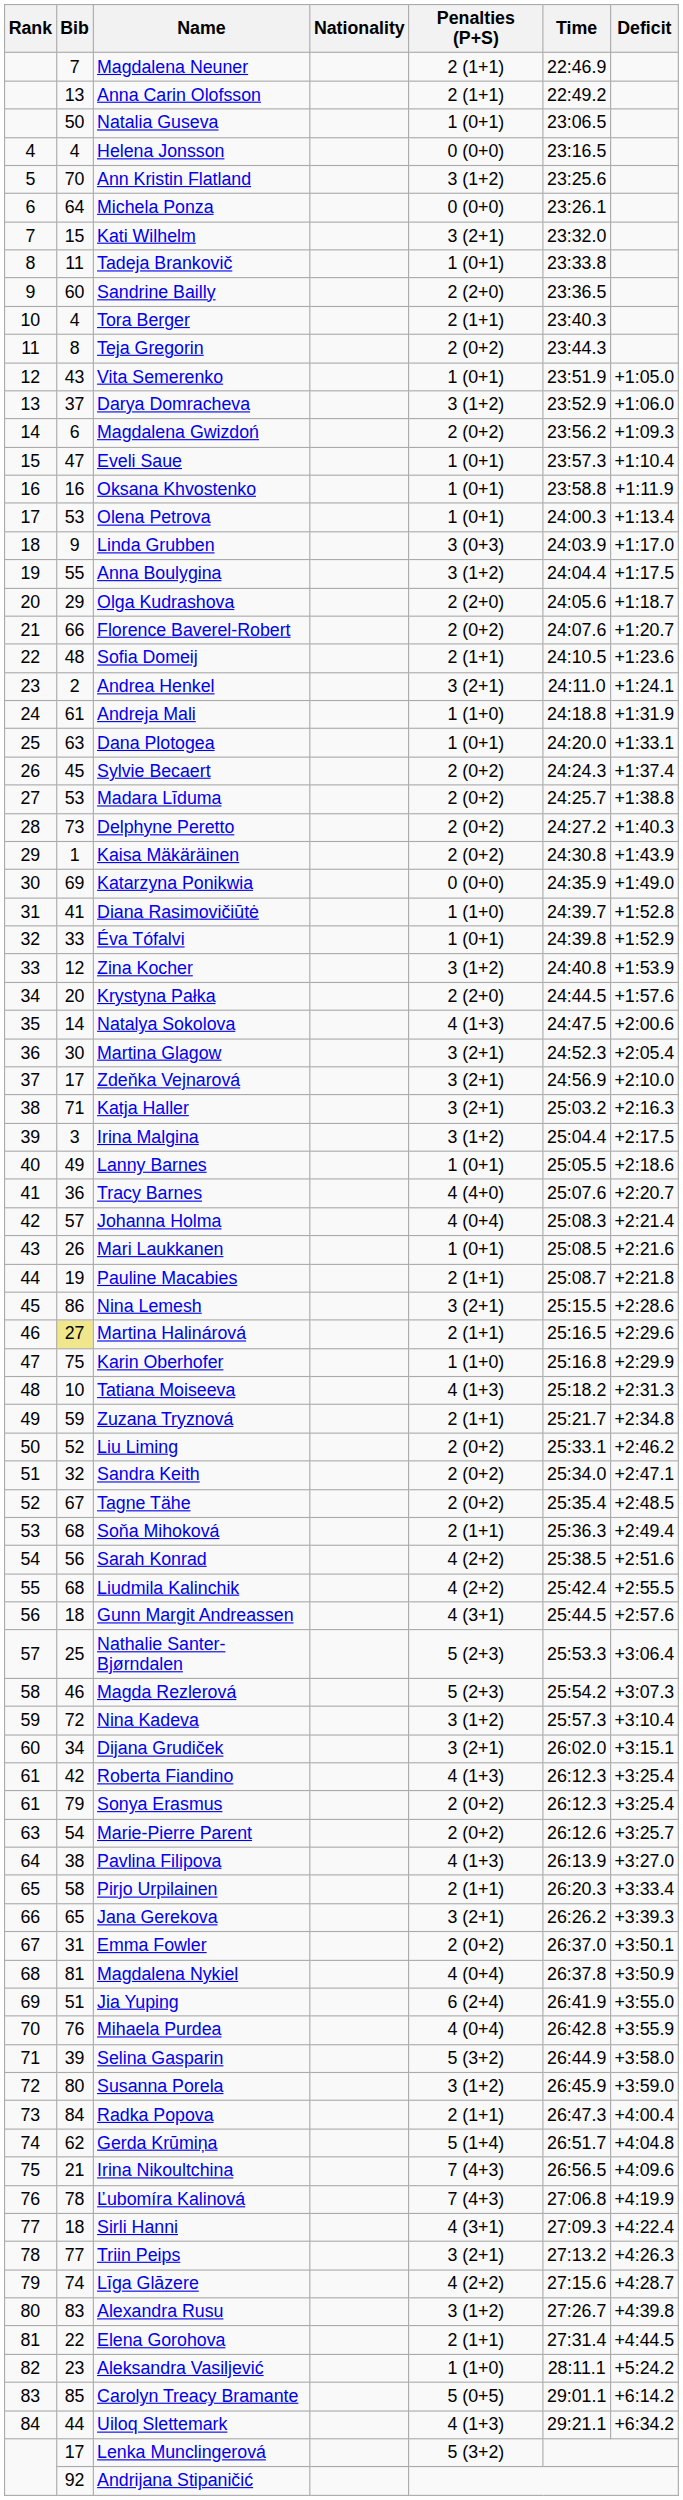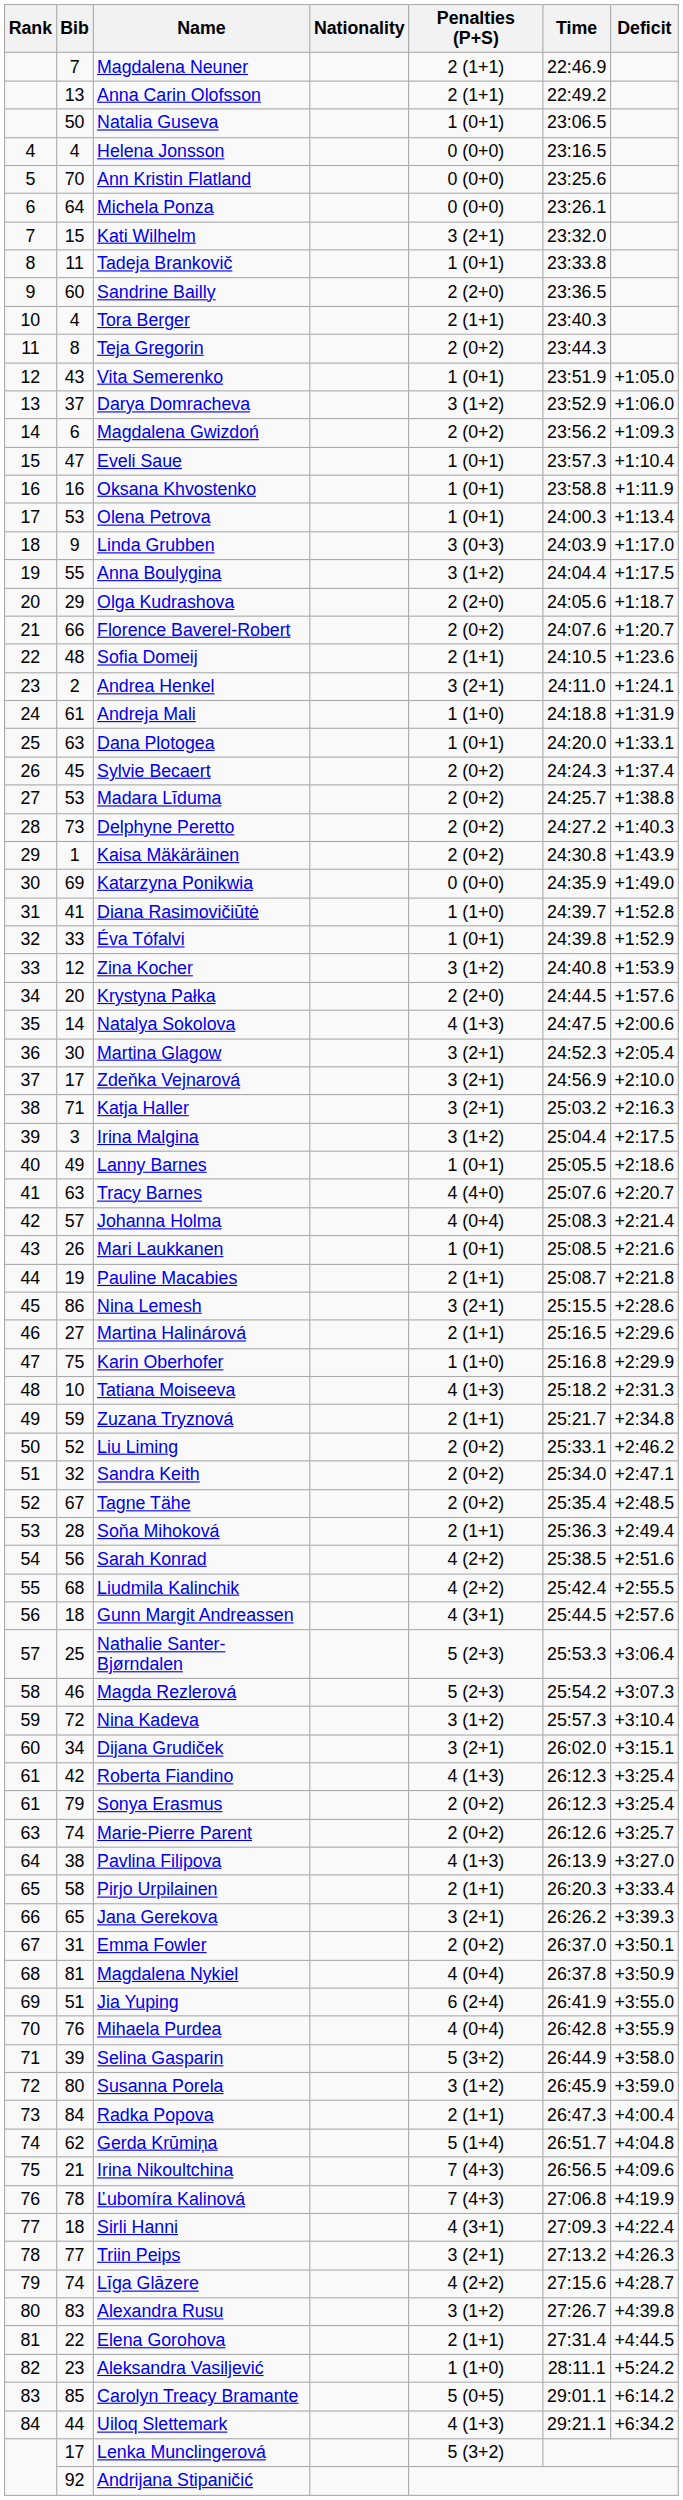(476, 179) 3 (1+2) -> (476, 179) 0 (0+0)
(75, 1193) 36 -> (75, 1193) 63
(75, 1334) khaki background -> (75, 1334) no background
(75, 1531) 68 -> (75, 1531) 28
(75, 1833) 54 -> (75, 1833) 74
